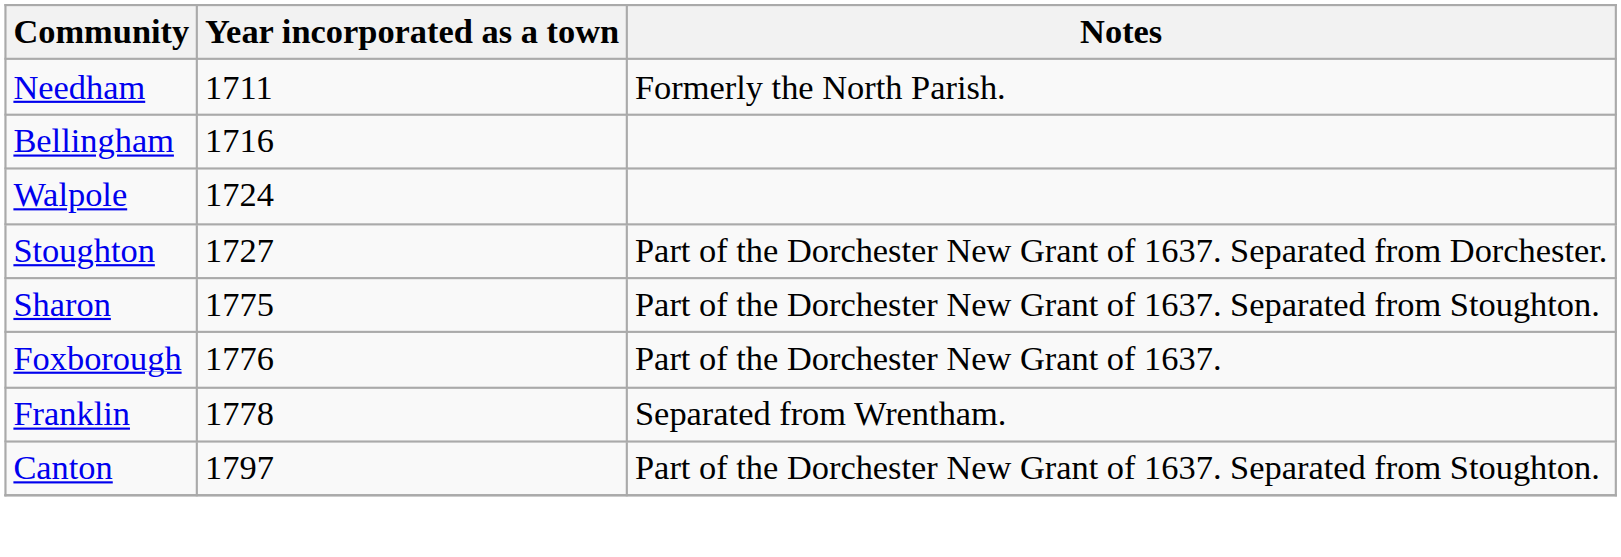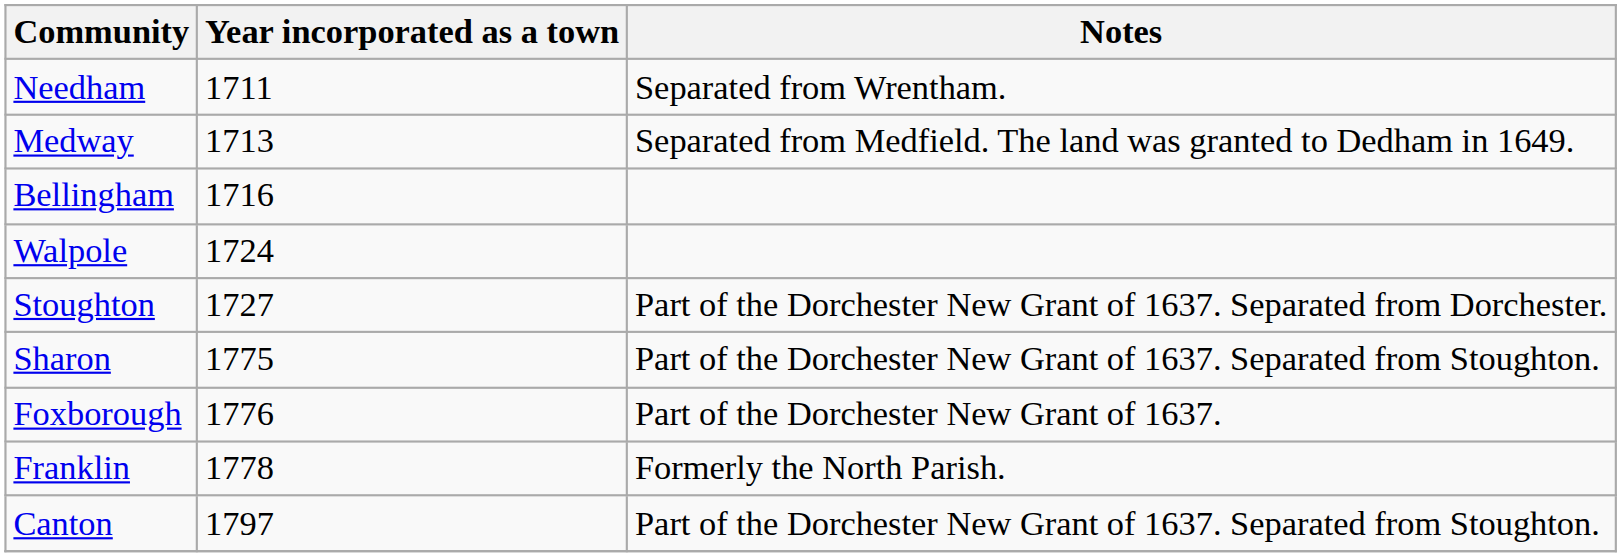(820, 86) Formerly the North Parish. -> (821, 86) Separated from Wrentham.
+ row: (74, 140)
(821, 413) Separated from Wrentham. -> (820, 468) Formerly the North Parish.
